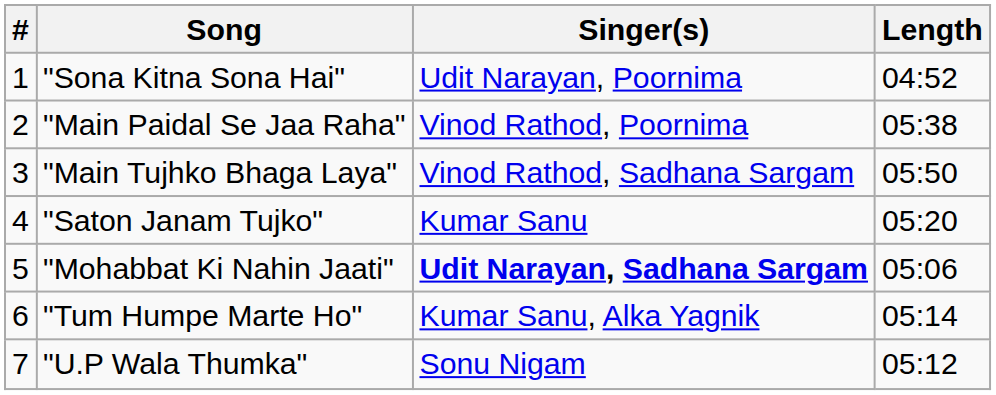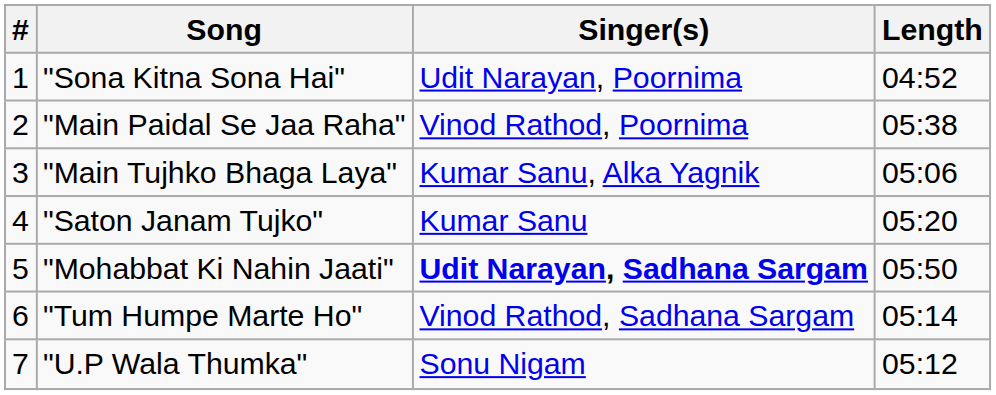(637, 173) Vinod Rathod, Sadhana Sargam -> (589, 173) Kumar Sanu, Alka Yagnik
(920, 173) 05:50 -> (920, 173) 05:06
(920, 269) 05:06 -> (920, 269) 05:50
(589, 316) Kumar Sanu, Alka Yagnik -> (637, 316) Vinod Rathod, Sadhana Sargam
